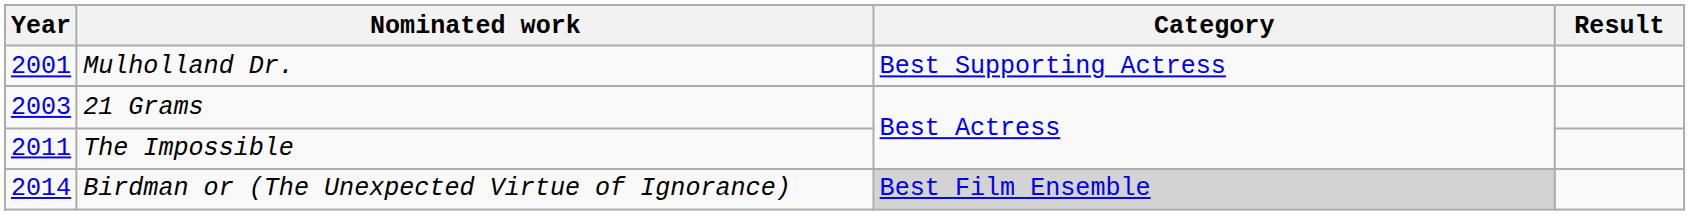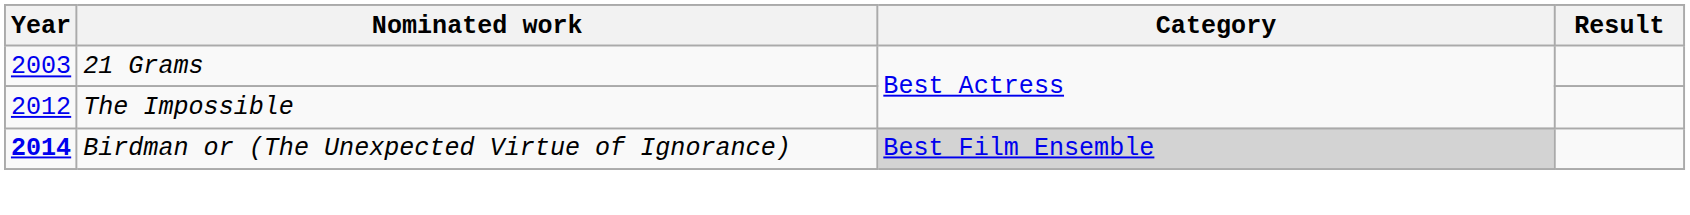- row: (189, 66)
(41, 148) 2011 -> (41, 107) 2012
(41, 189) normal -> (41, 148) bold
